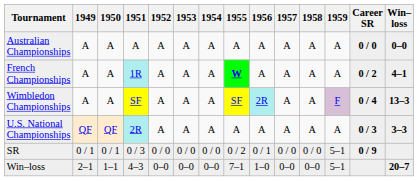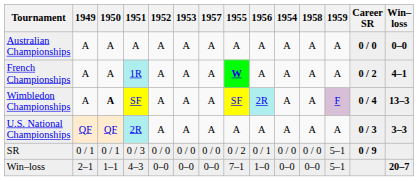columns swapped: (211, 18) <-> (287, 18)
(111, 101) normal -> (111, 101) bold
